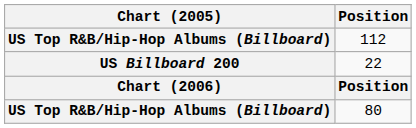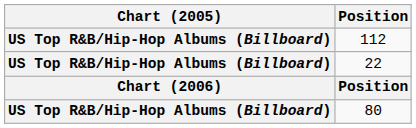(170, 64) US Billboard 200 -> (170, 64) US Top R&B/Hip-Hop Albums (Billboard)
